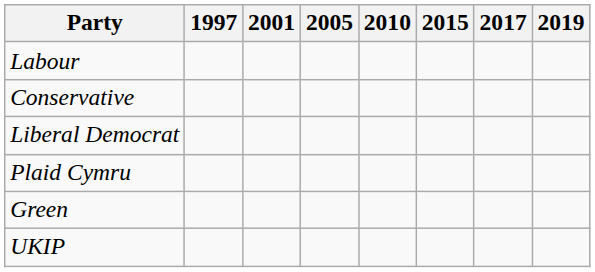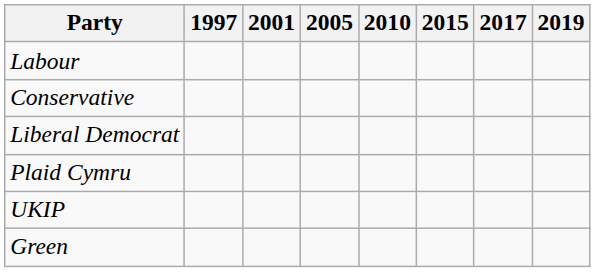rows swapped: (38, 246) <-> (39, 209)
